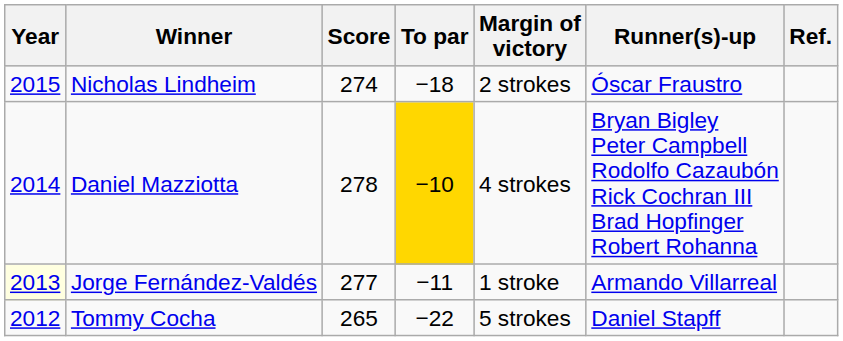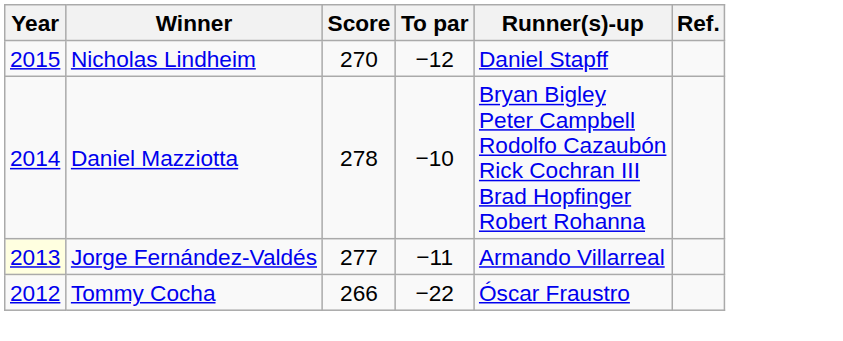- column: (530, 36)
(359, 84) 274 -> (359, 59) 270
(435, 84) −18 -> (435, 59) −12
(667, 84) Óscar Fraustro -> (544, 59) Daniel Stapff
(435, 183) gold background -> (435, 158) no background
(359, 318) 265 -> (359, 293) 266
(656, 318) Daniel Stapff -> (554, 293) Óscar Fraustro
